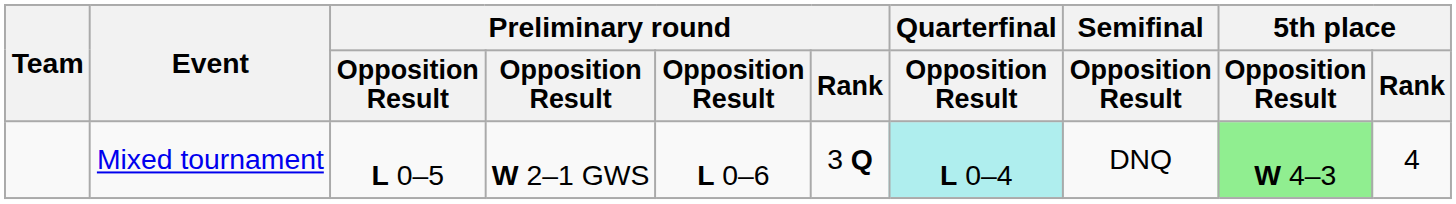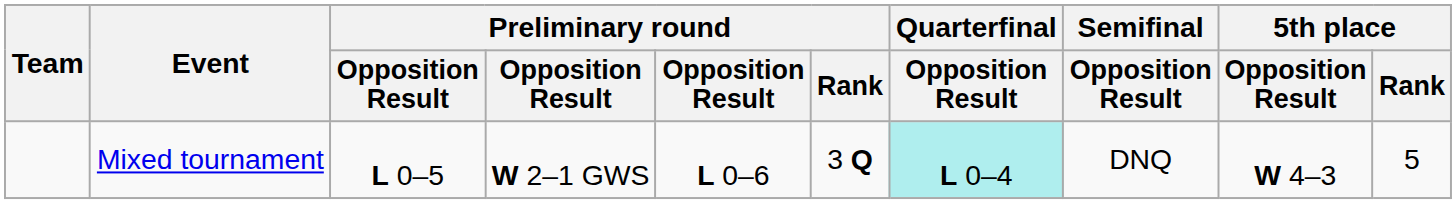(1295, 176) lightgreen background -> (1295, 176) no background
(1412, 160) 4 -> (1412, 160) 5
